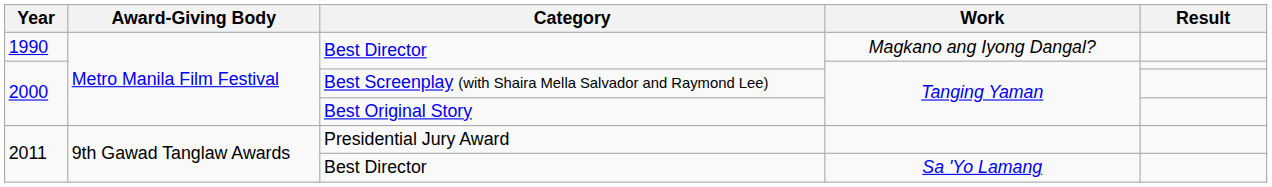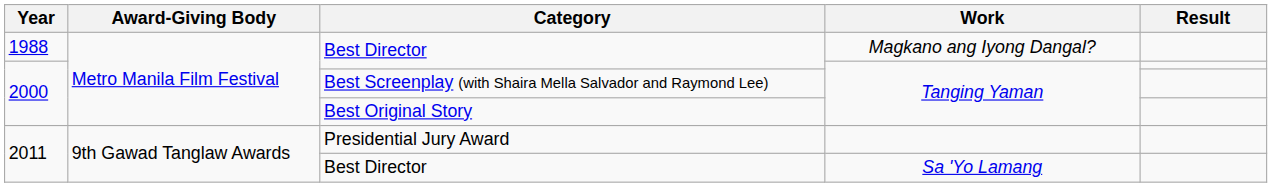(28, 46) 1990 -> (28, 46) 1988
